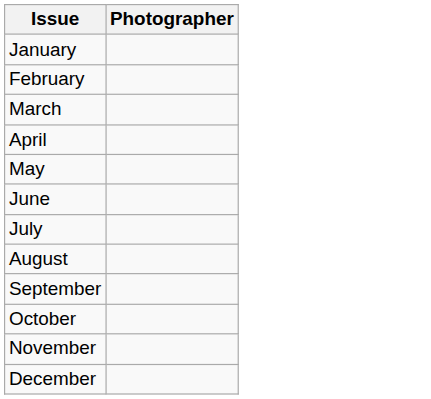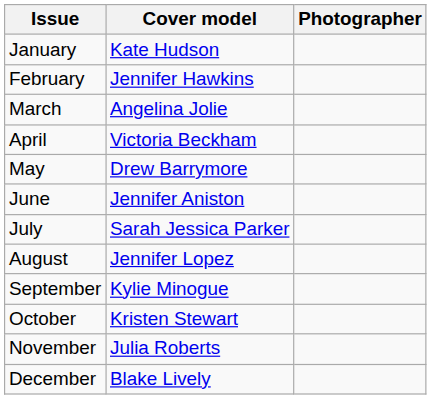+ column: (200, 19)
